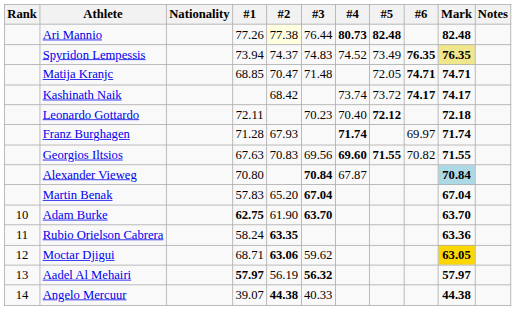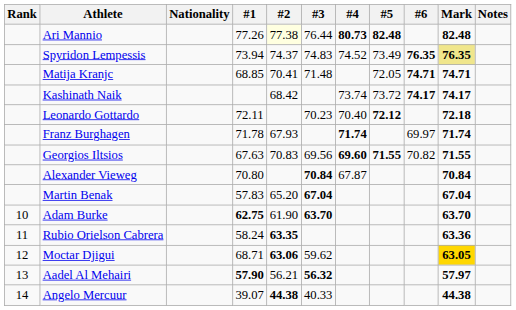(284, 74) 70.47 -> (284, 74) 70.41
(250, 134) 71.28 -> (250, 134) 71.78
(456, 174) lightblue background -> (456, 174) no background
(250, 275) 57.97 -> (250, 275) 57.90
(284, 275) 56.19 -> (284, 275) 56.21
